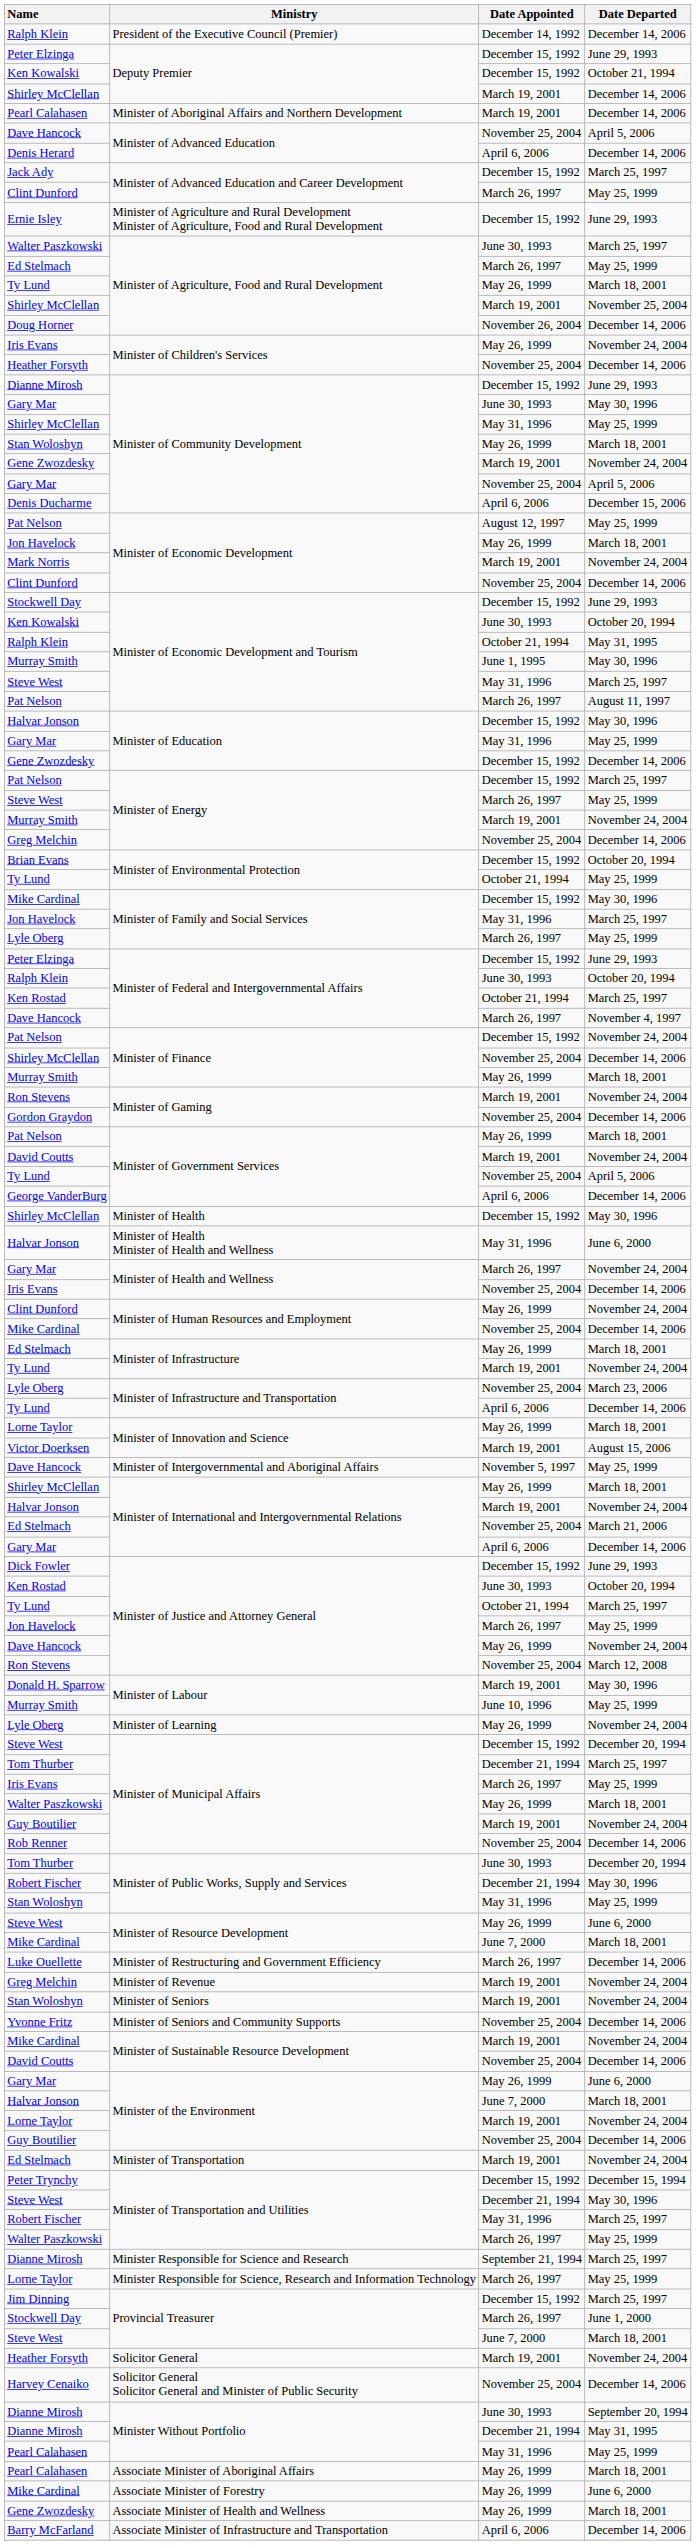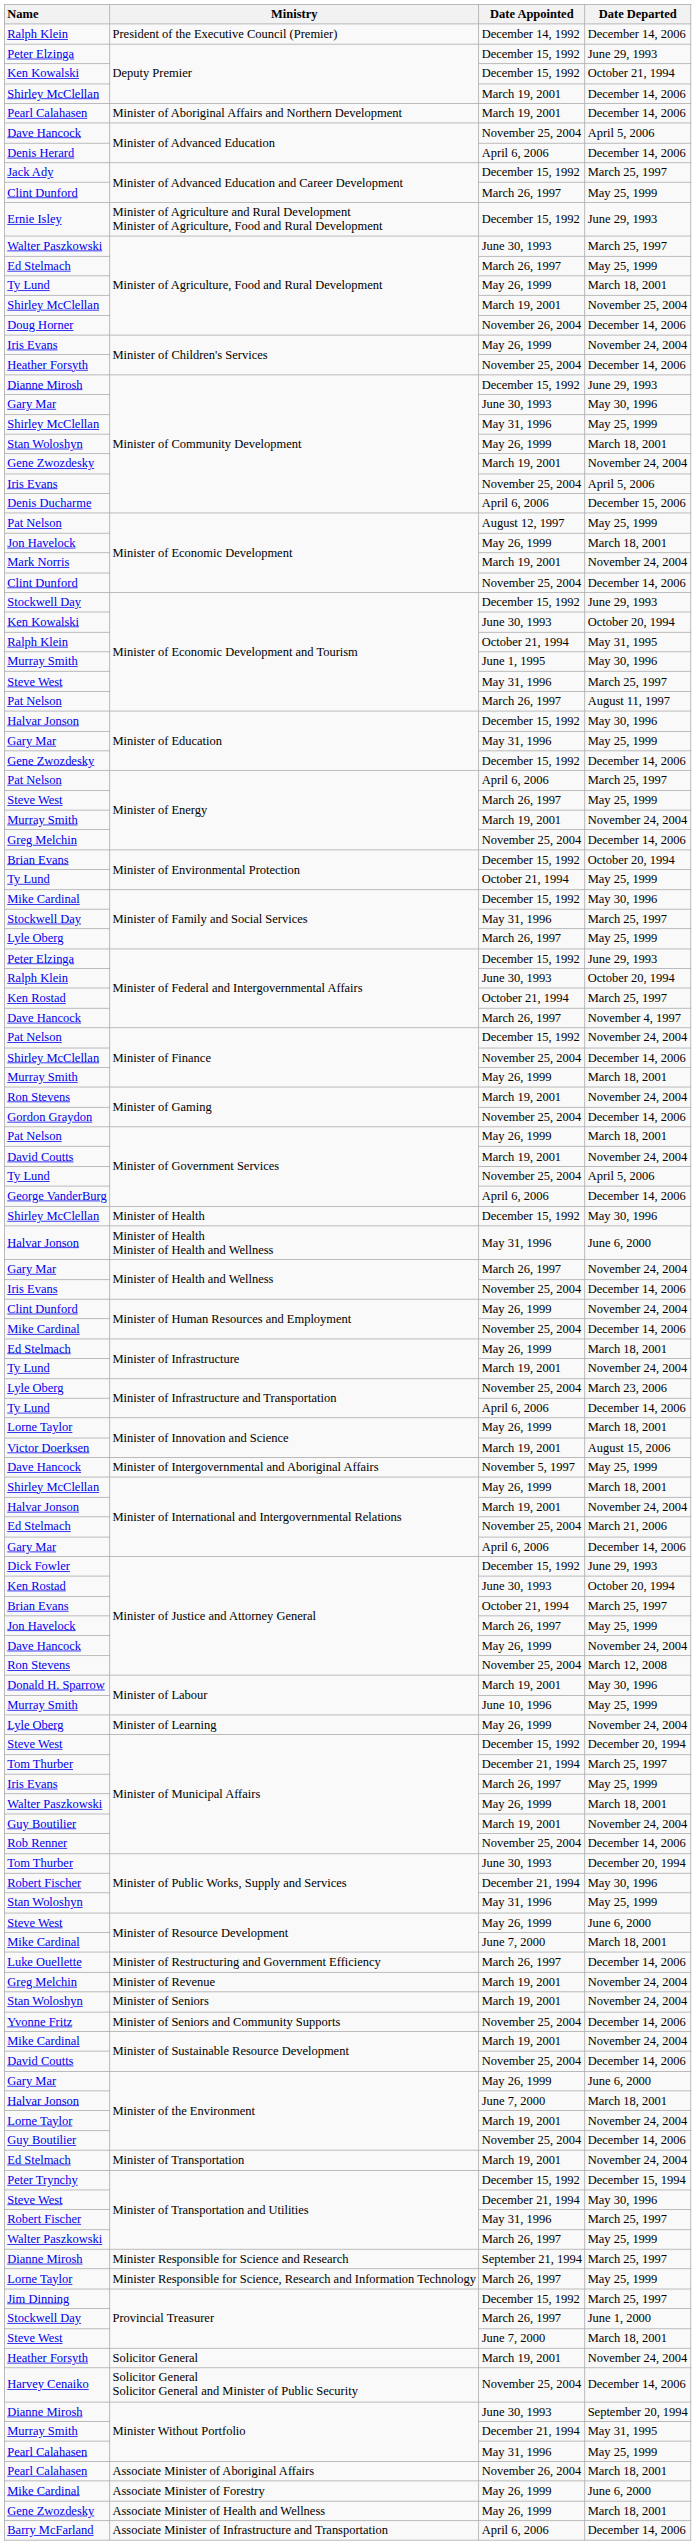(32, 483) Gary Mar -> (32, 483) Iris Evans
(531, 780) December 15, 1992 -> (515, 780) April 6, 2006
(41, 919) Jon Havelock -> (44, 919) Stockwell Day
(28, 1606) Ty Lund -> (38, 1606) Brian Evans
(45, 2431) Dianne Mirosh -> (42, 2431) Murray Smith
(517, 2471) May 26, 1999 -> (531, 2471) November 26, 2004
